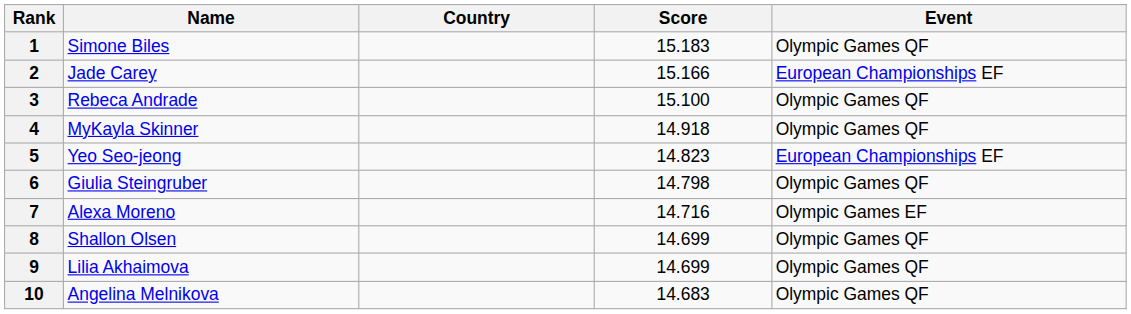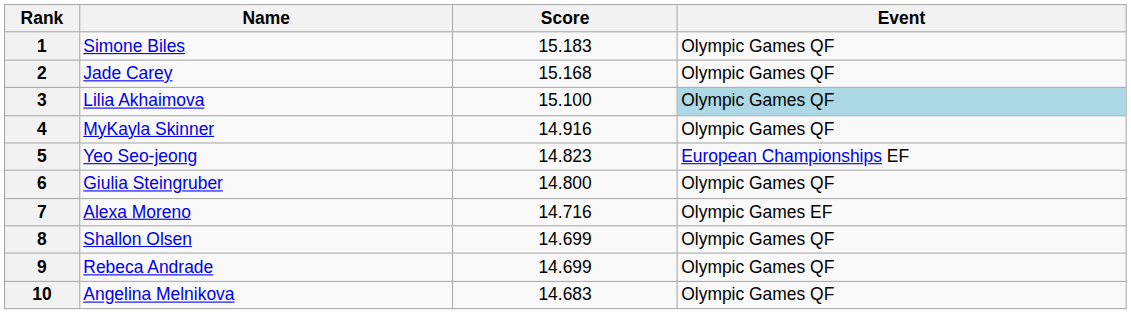- column: (477, 18)
(683, 73) 15.166 -> (565, 73) 15.168
(890, 73) European Championships EF -> (758, 73) Olympic Games QF
(133, 101) Rebeca Andrade -> (144, 101) Lilia Akhaimova
(852, 101) no background -> (758, 101) lightblue background
(683, 128) 14.918 -> (565, 128) 14.916
(683, 184) 14.798 -> (565, 184) 14.800
(128, 267) Lilia Akhaimova -> (148, 267) Rebeca Andrade
